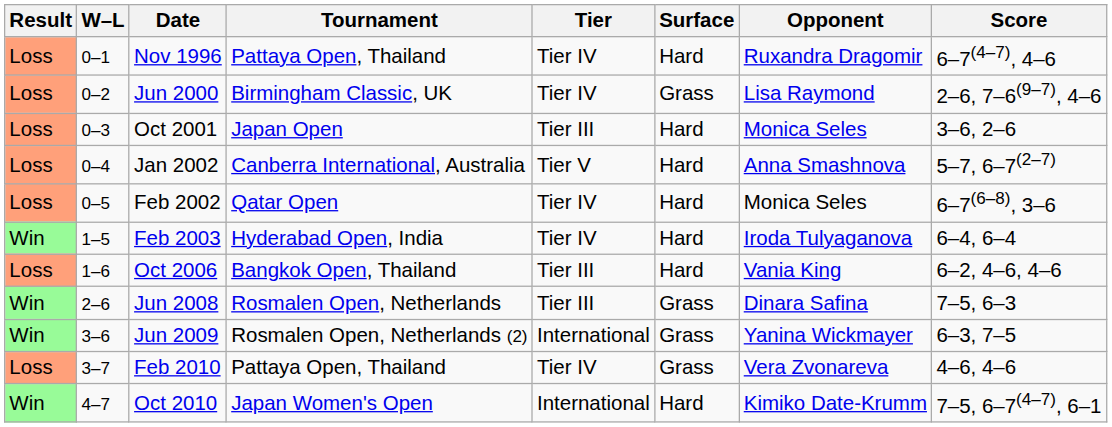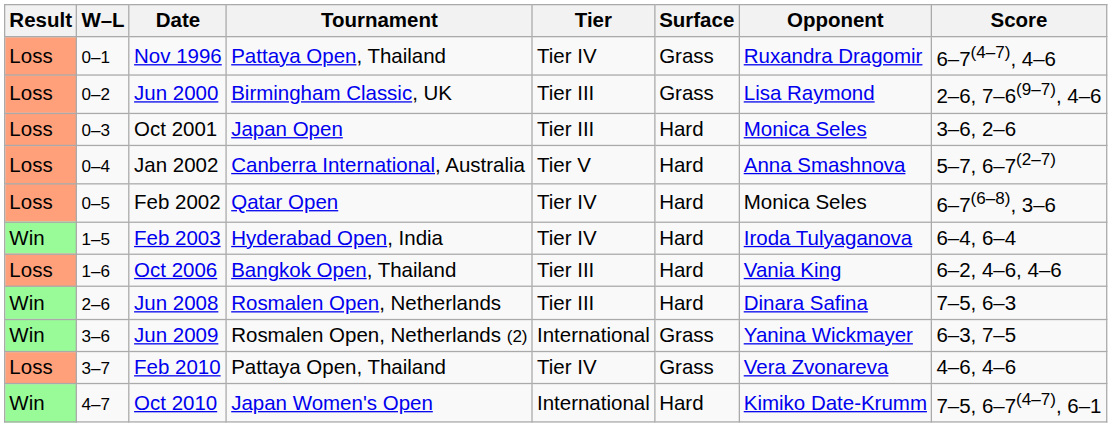(681, 55) Hard -> (686, 55) Grass
(567, 93) Tier IV -> (566, 93) Tier III
(686, 302) Grass -> (681, 302) Hard
